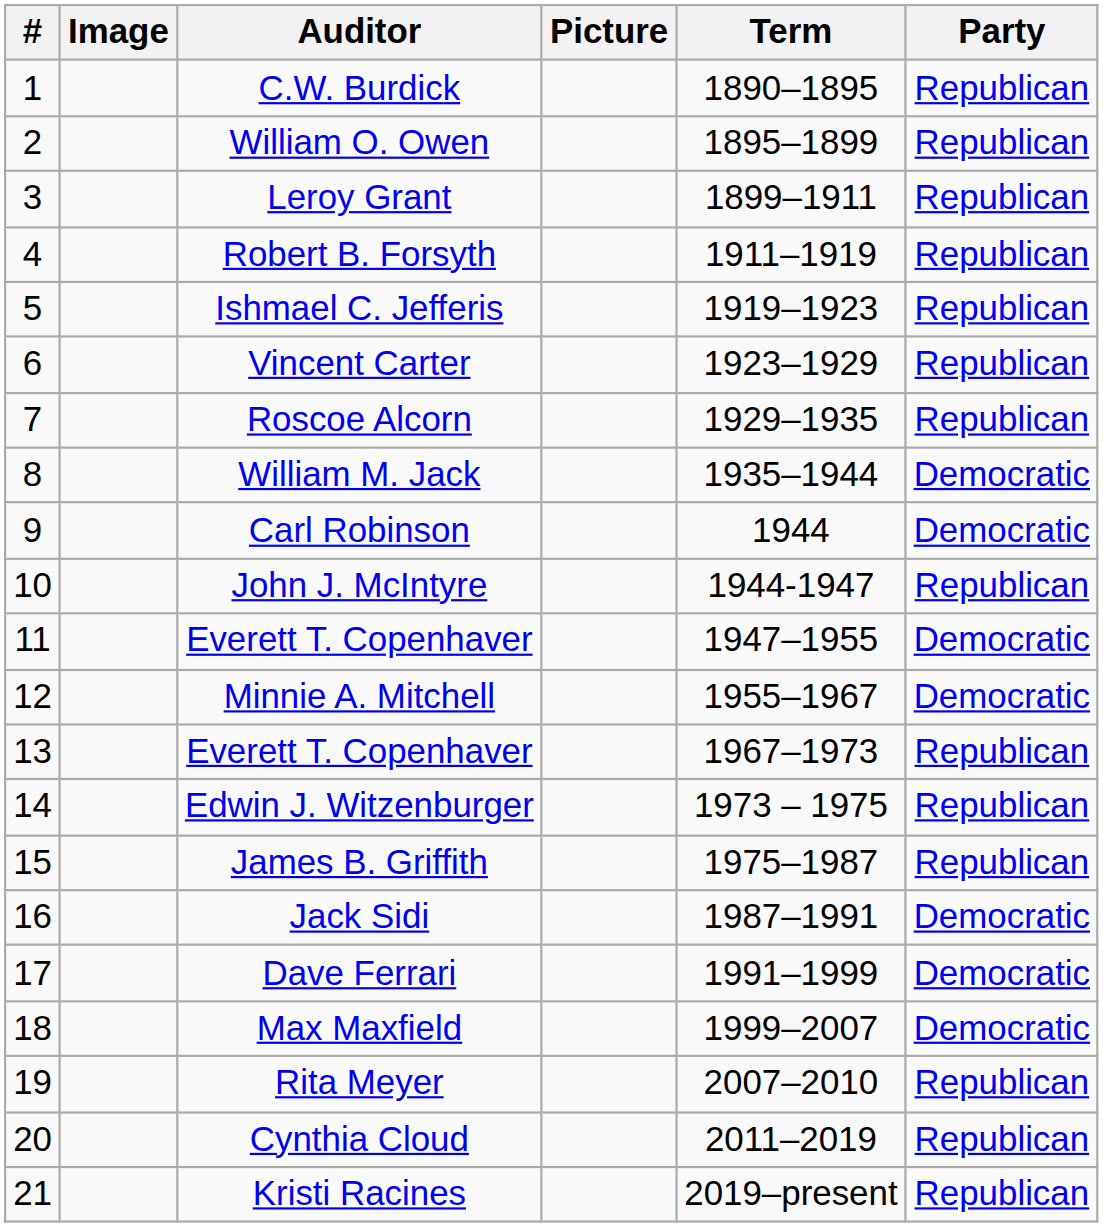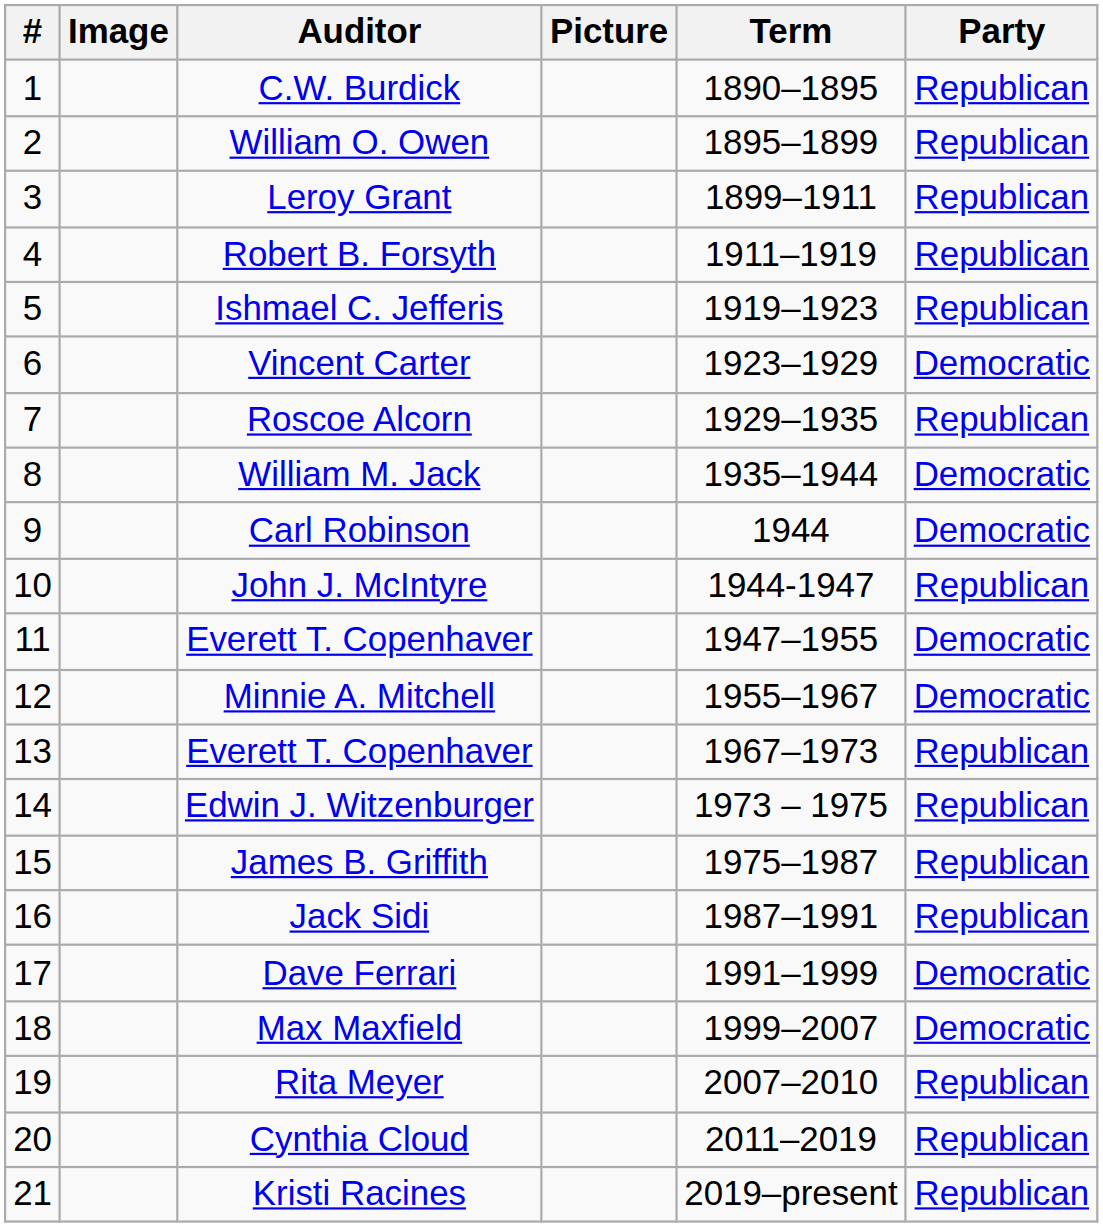(1002, 364) Republican -> (1002, 364) Democratic
(1002, 917) Democratic -> (1002, 917) Republican
